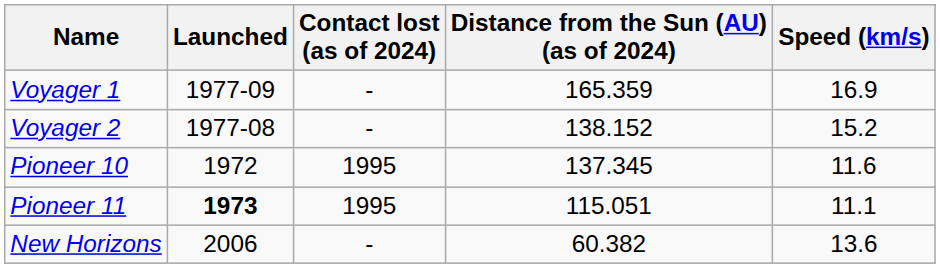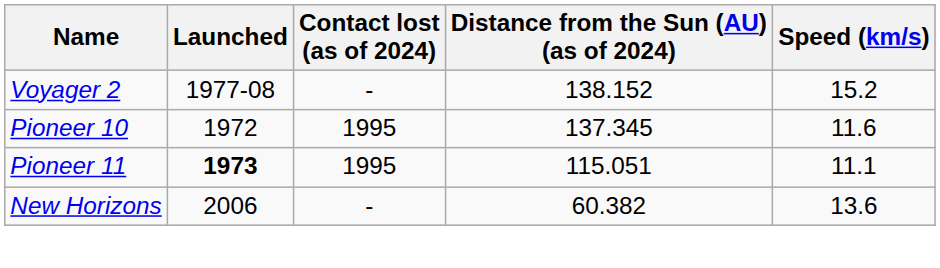- row: (65, 89)
